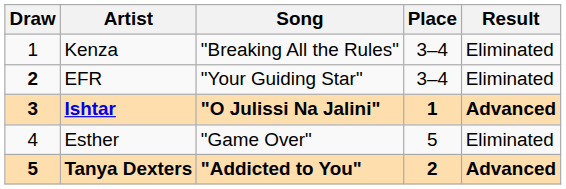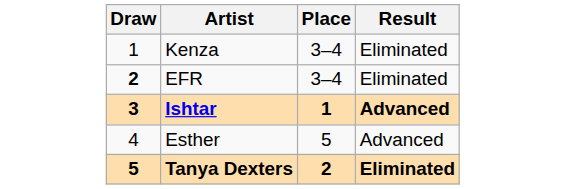- column: (300, 19)
(510, 139) Eliminated -> (402, 139) Advanced
(511, 169) Advanced -> (407, 169) Eliminated
